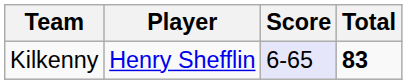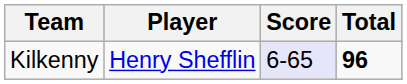(355, 60) 83 -> (355, 60) 96
